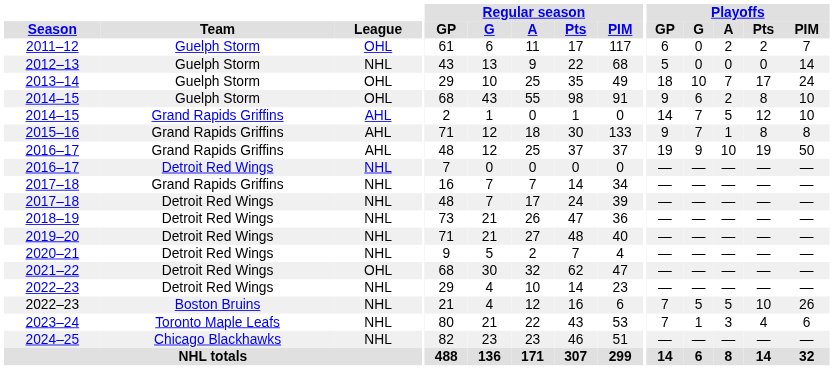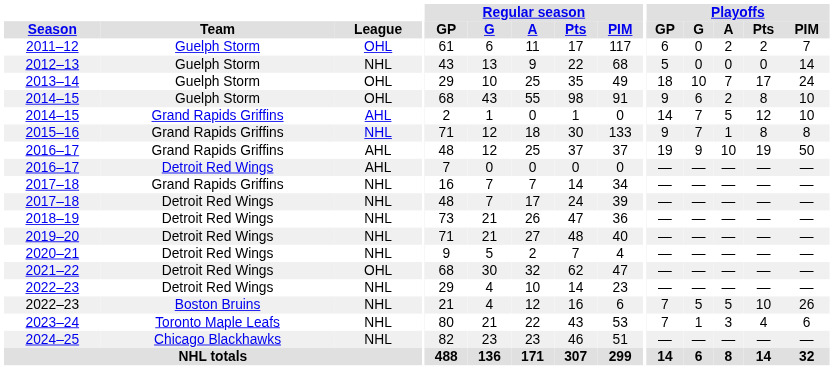(378, 133) AHL -> (378, 133) NHL
(378, 167) NHL -> (378, 167) AHL
